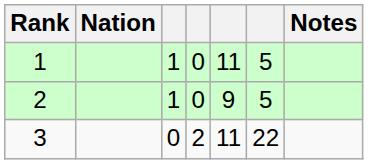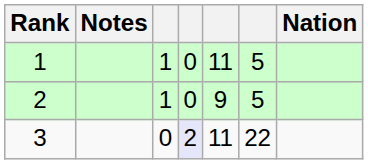columns swapped: (118, 23) <-> (324, 23)
(198, 138) no background -> (190, 138) lavender background
